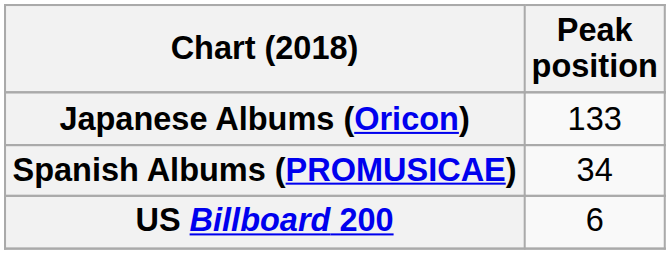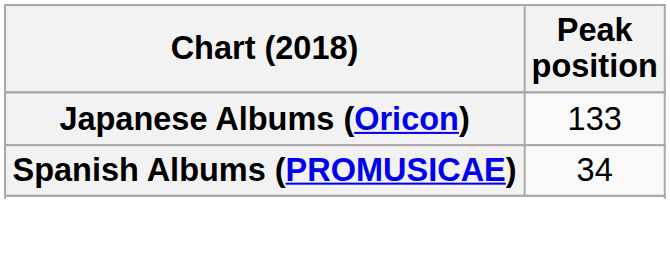- row: (265, 221)
